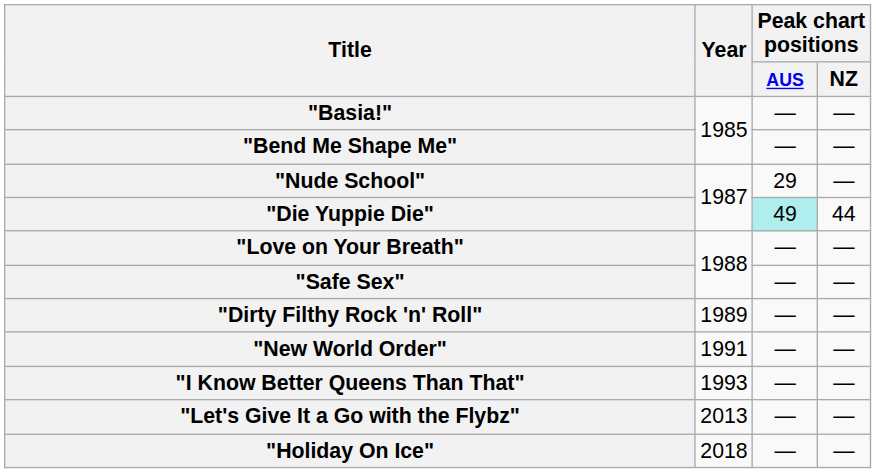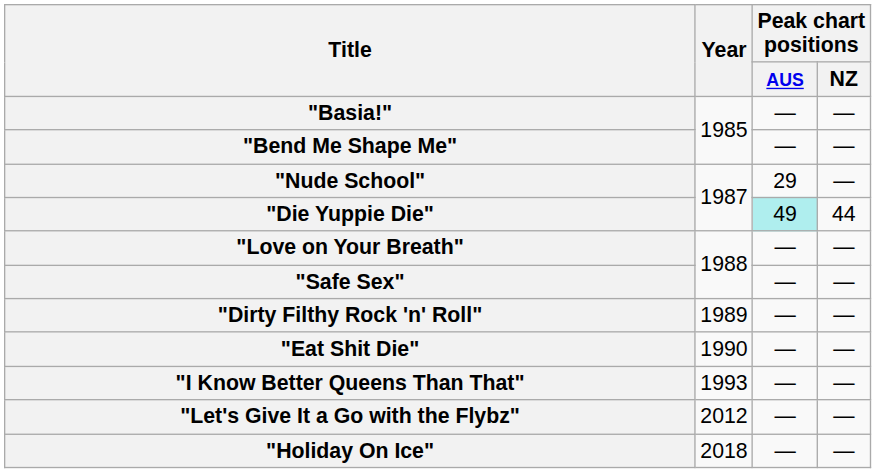+ row: (350, 349)
- row: (350, 349)
(724, 416) 2013 -> (724, 416) 2012
